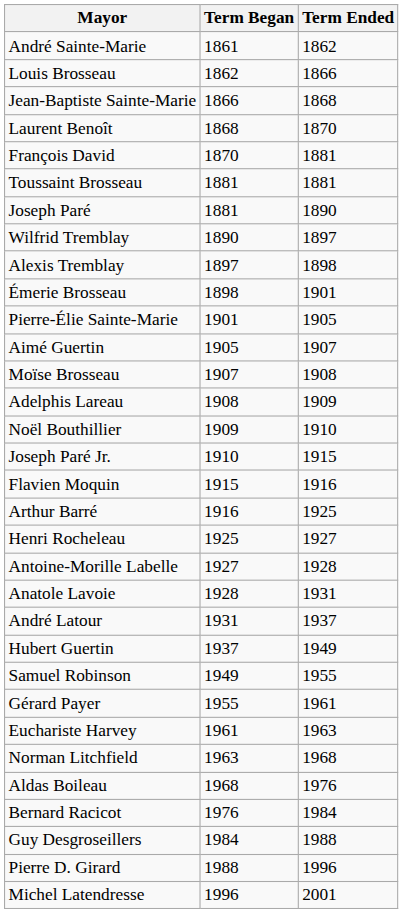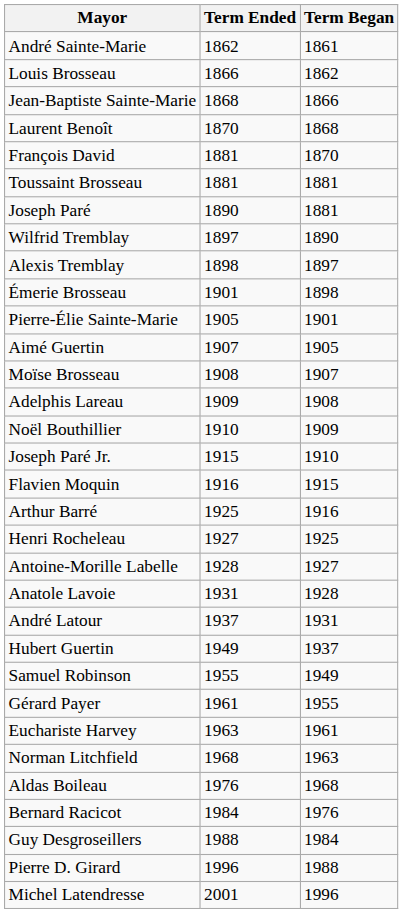columns swapped: (249, 18) <-> (348, 18)
